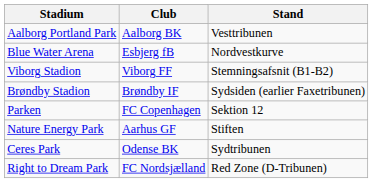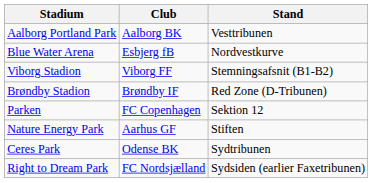(288, 91) Sydsiden (earlier Faxetribunen) -> (269, 91) Red Zone (D-Tribunen)
(269, 168) Red Zone (D-Tribunen) -> (288, 168) Sydsiden (earlier Faxetribunen)
